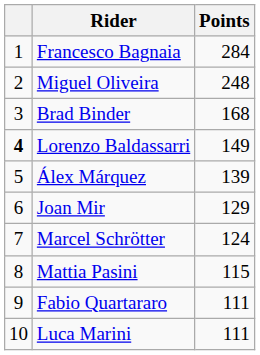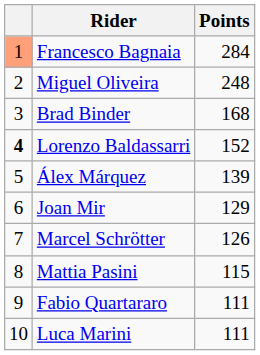(19, 51) no background -> (19, 51) lightsalmon background
(235, 145) 149 -> (235, 145) 152
(235, 239) 124 -> (235, 239) 126
